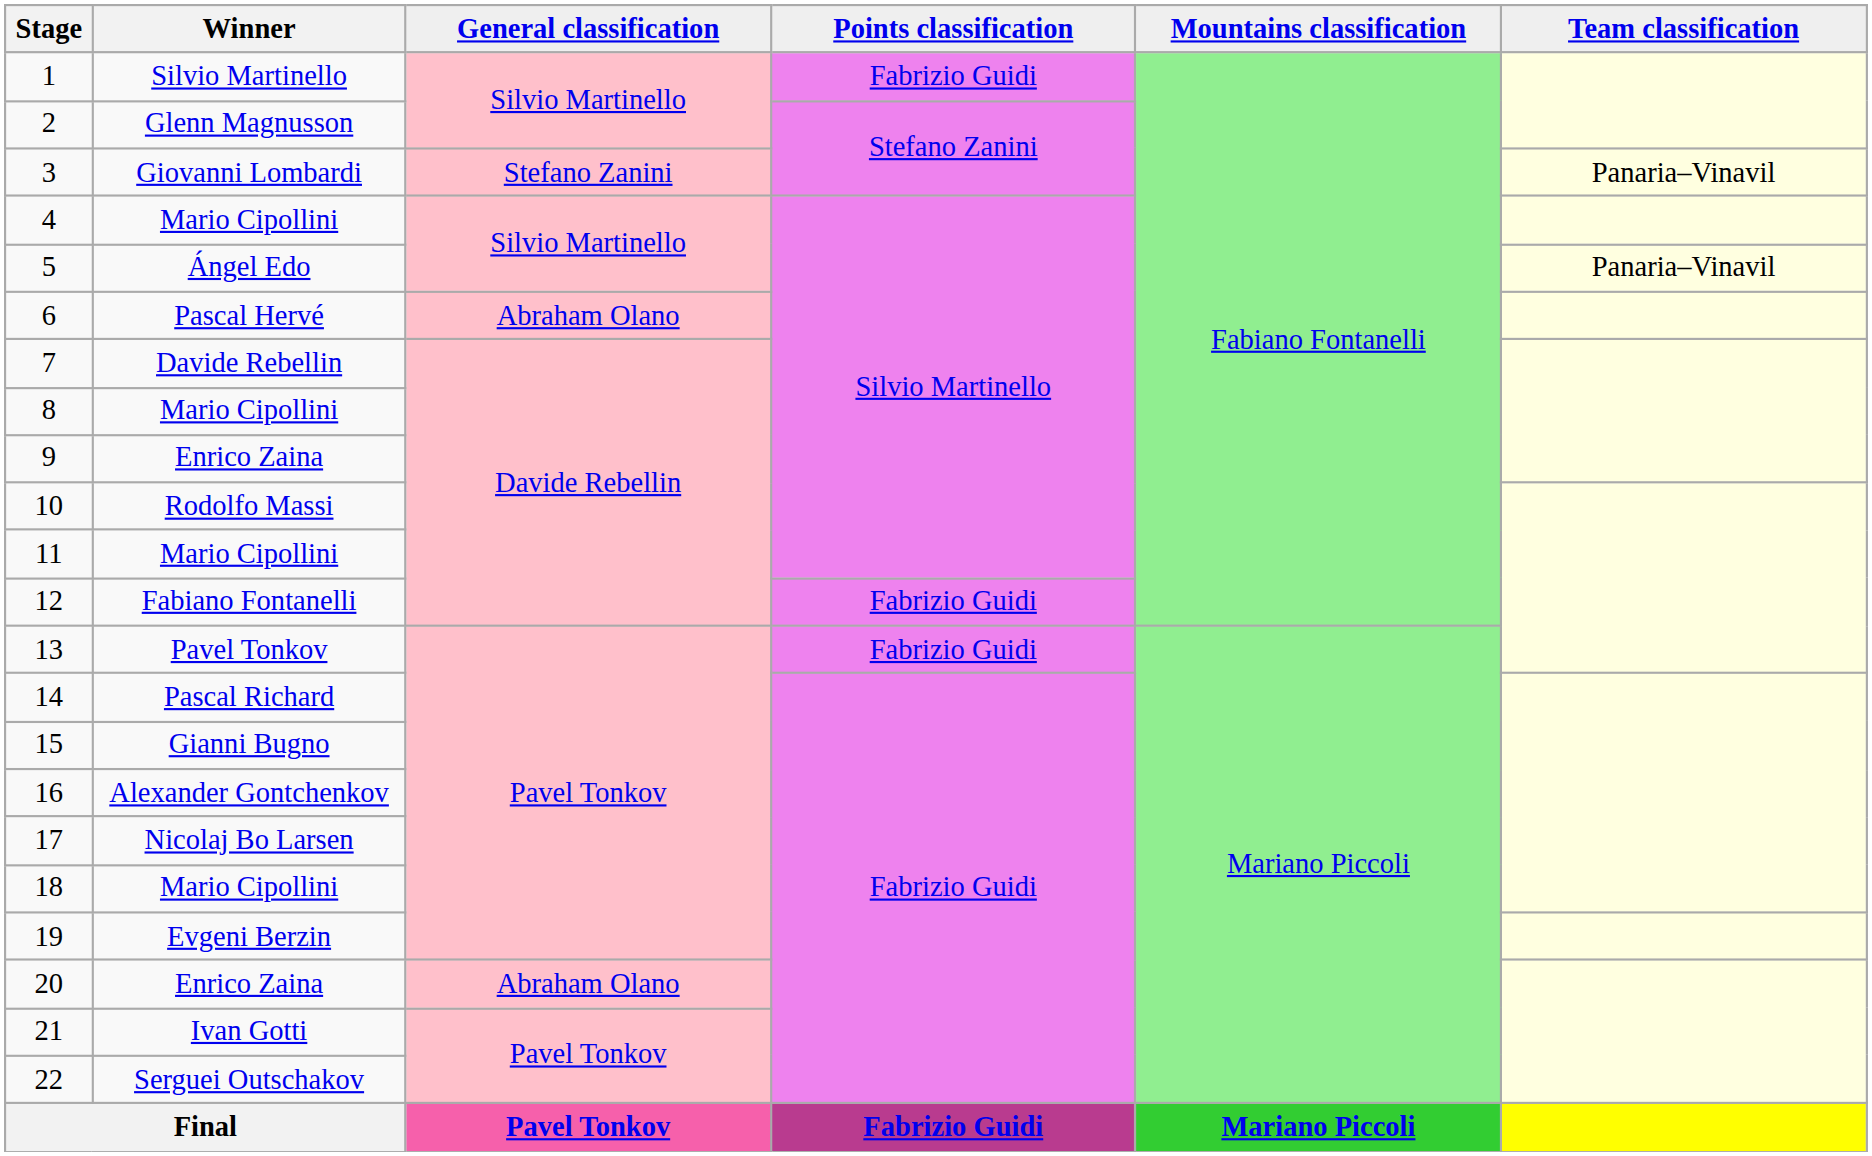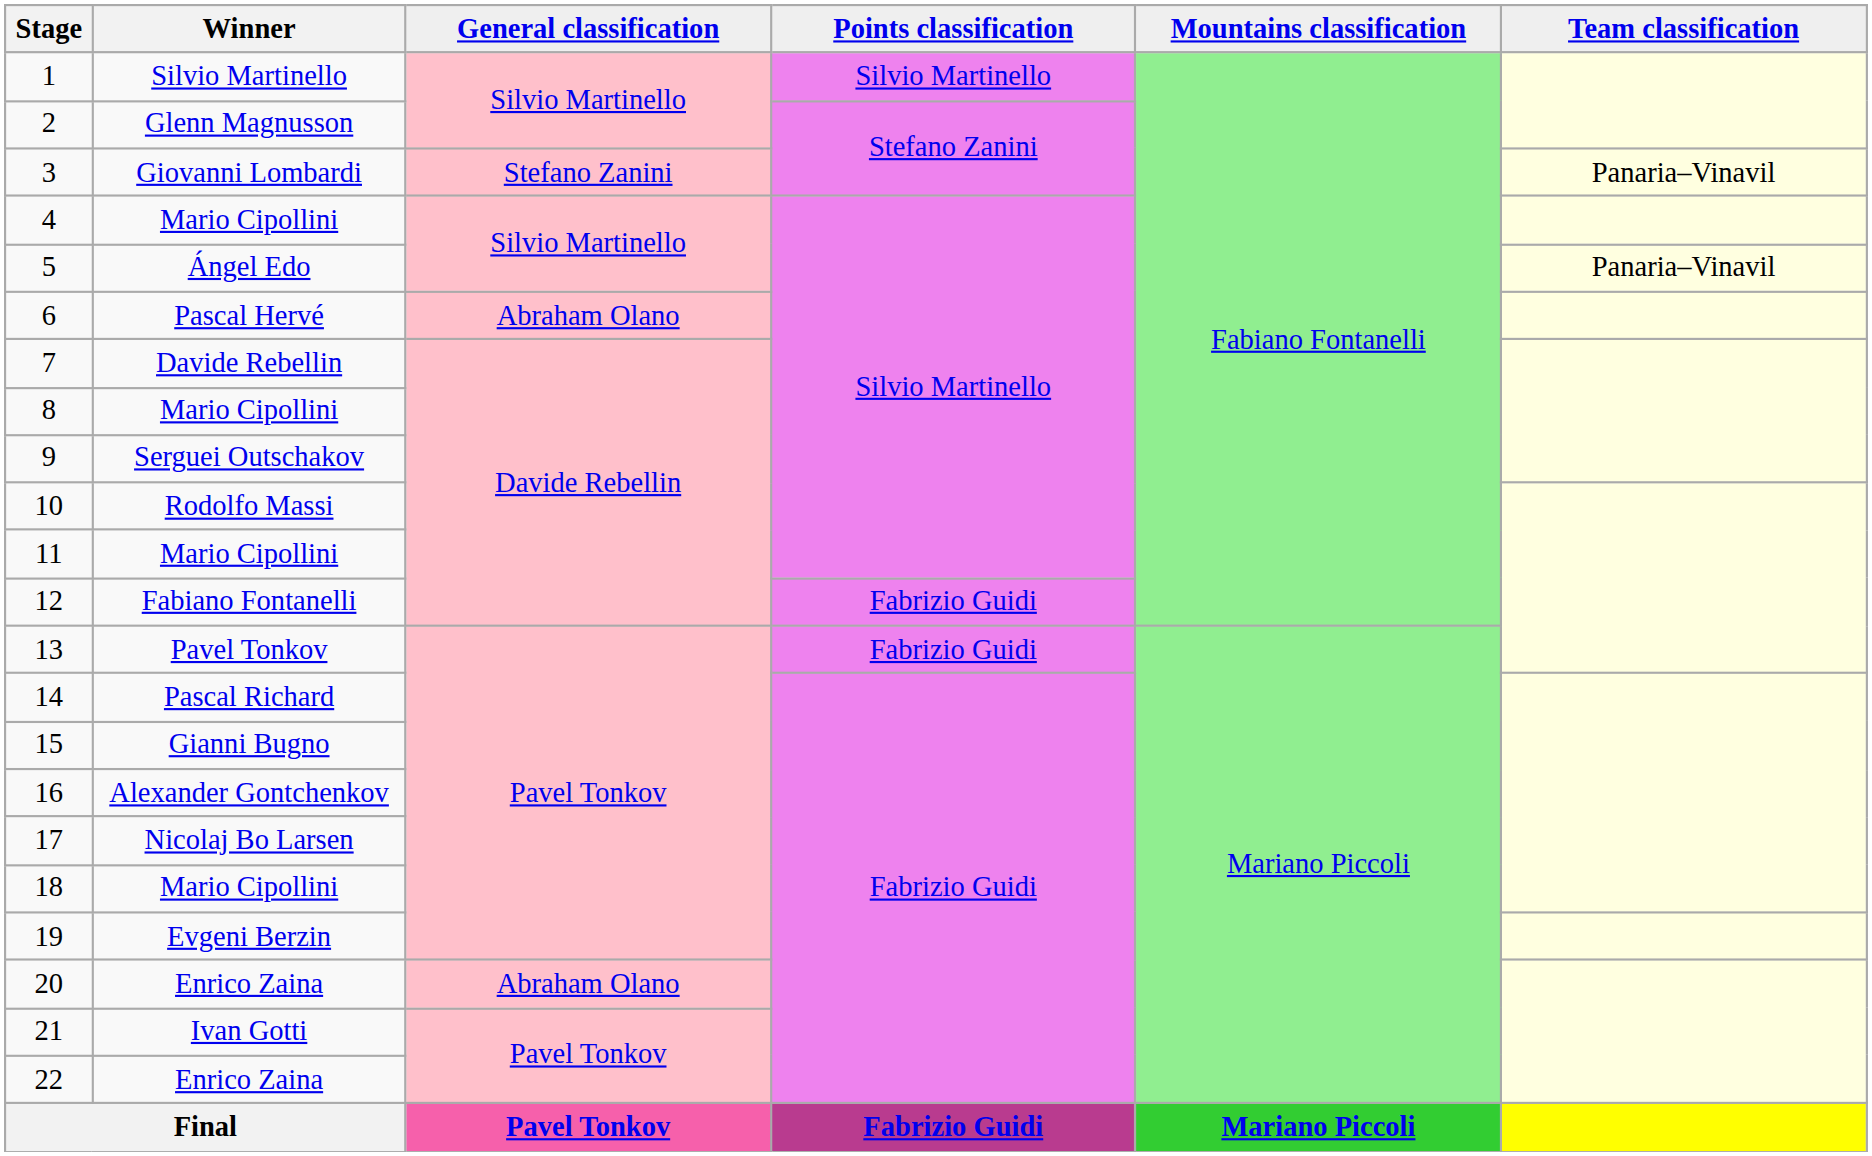(953, 76) Fabrizio Guidi -> (953, 76) Silvio Martinello
(249, 458) Enrico Zaina -> (249, 458) Serguei Outschakov
(249, 1079) Serguei Outschakov -> (249, 1079) Enrico Zaina
